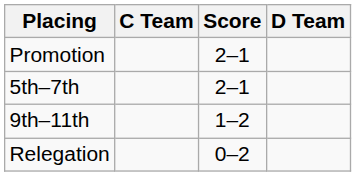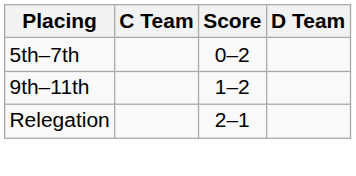- row: (57, 54)
(232, 87) 2–1 -> (232, 54) 0–2
(232, 154) 0–2 -> (232, 120) 2–1
